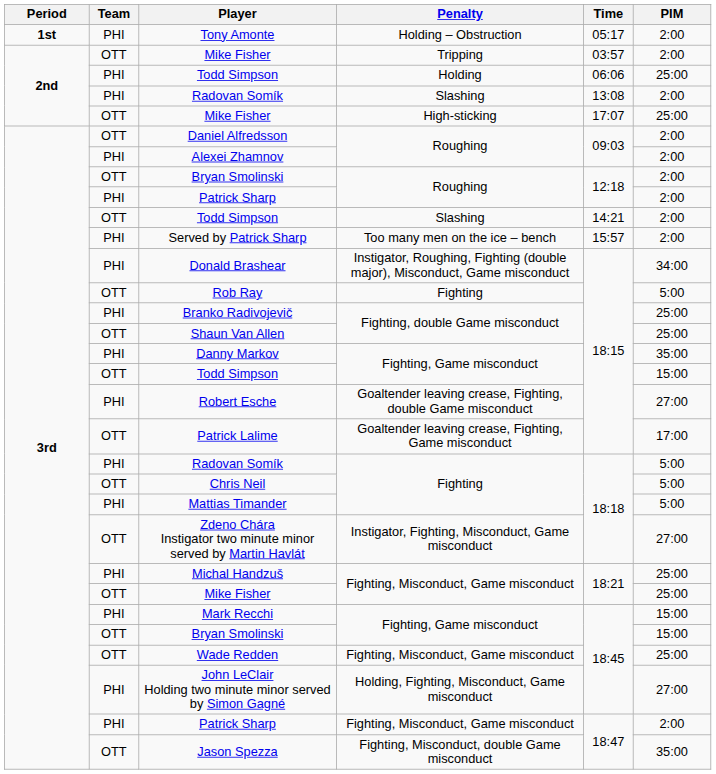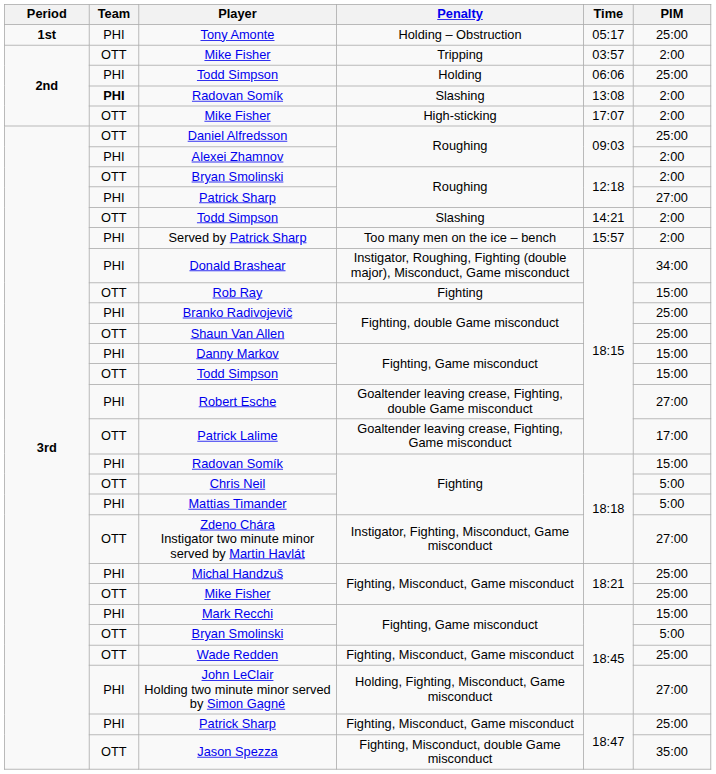(672, 34) 2:00 -> (672, 34) 25:00
(114, 95) normal -> (114, 95) bold
(672, 116) 25:00 -> (672, 116) 2:00
(672, 136) 2:00 -> (672, 136) 25:00
(672, 197) 2:00 -> (672, 197) 27:00
(672, 292) 5:00 -> (672, 292) 15:00
(672, 353) 35:00 -> (672, 353) 15:00
(672, 463) 5:00 -> (672, 463) 15:00
(672, 634) 15:00 -> (672, 634) 5:00
(672, 724) 2:00 -> (672, 724) 25:00
